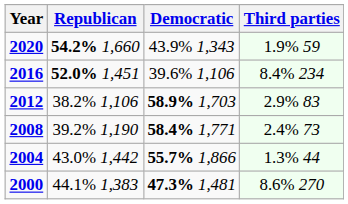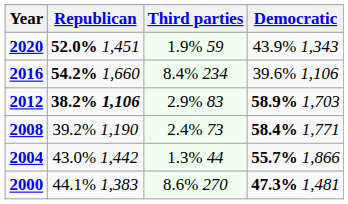columns swapped: (192, 18) <-> (292, 18)
(95, 46) 54.2% 1,660 -> (95, 46) 52.0% 1,451
(95, 74) 52.0% 1,451 -> (95, 74) 54.2% 1,660
(95, 101) normal -> (95, 101) bold
